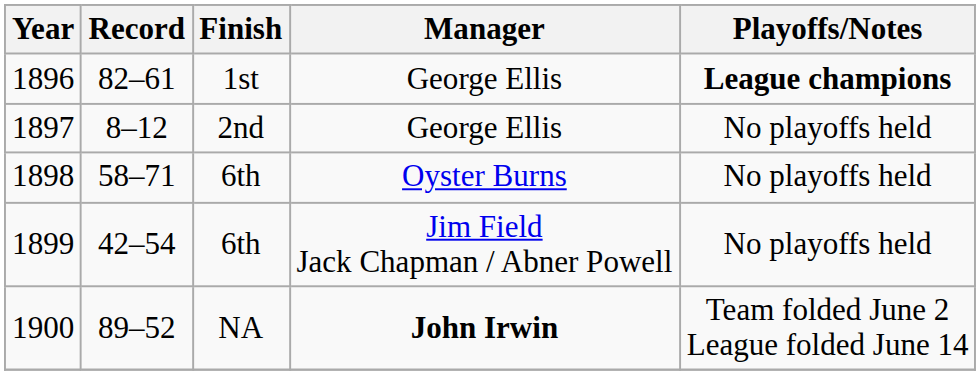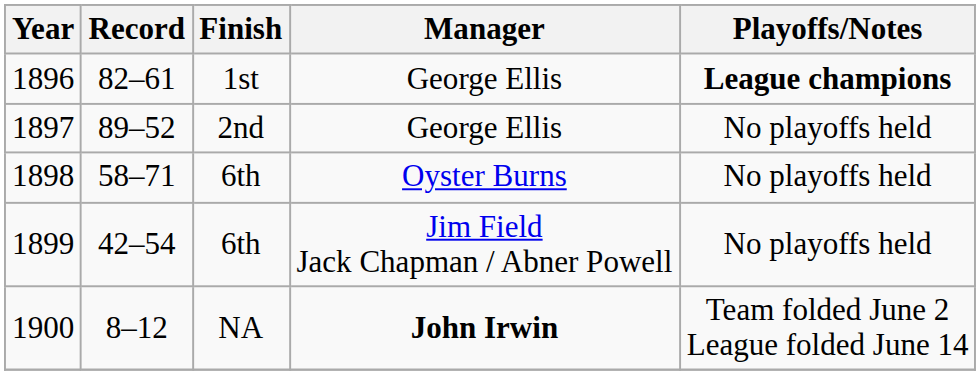(137, 127) 8–12 -> (137, 127) 89–52
(137, 327) 89–52 -> (137, 327) 8–12
